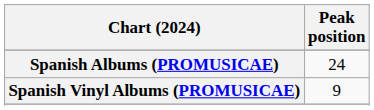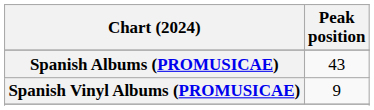(337, 63) 24 -> (337, 63) 43
